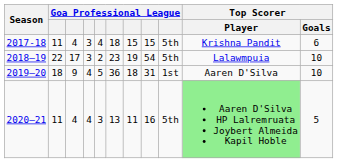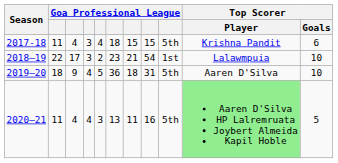(132, 58) 19 -> (132, 58) 21
(170, 58) 5th -> (170, 58) 1st
(170, 73) 1st -> (170, 73) 5th
